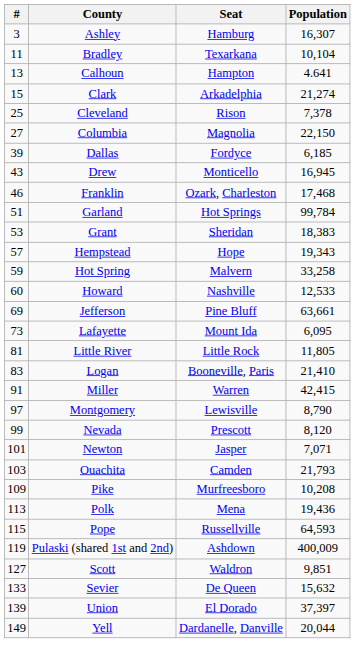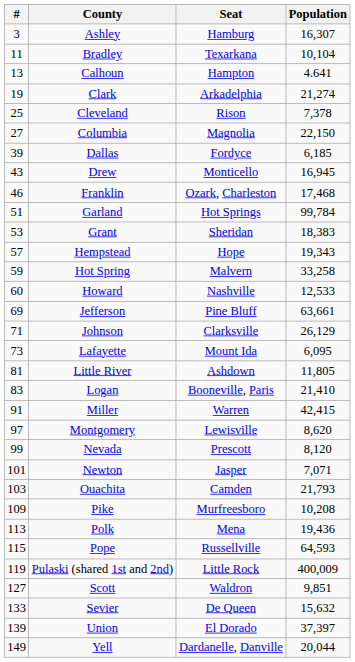(17, 93) 15 -> (17, 93) 19
+ row: (102, 331)
(231, 350) Little Rock -> (231, 370) Ashdown
(318, 410) 8,790 -> (318, 430) 8,620
(231, 548) Ashdown -> (231, 568) Little Rock
